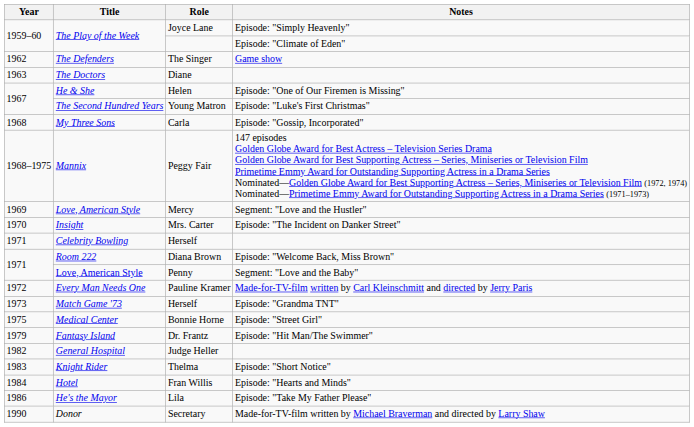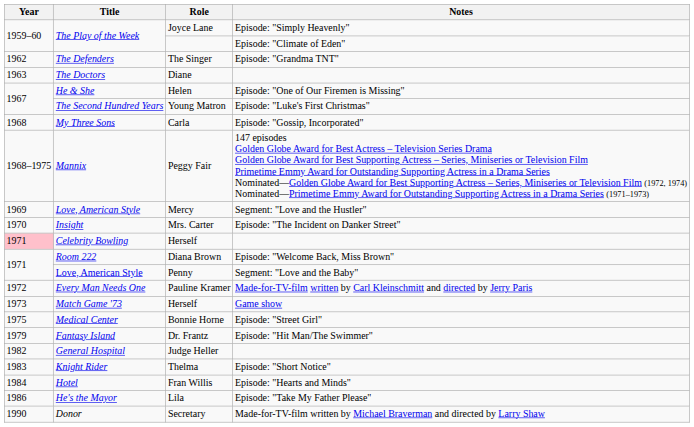(259, 59) Game show -> (287, 59) Episode: "Grandma TNT"
(17, 241) no background -> (17, 241) pink background
(287, 304) Episode: "Grandma TNT" -> (259, 304) Game show
